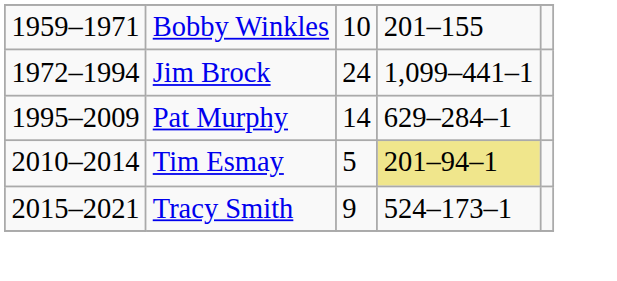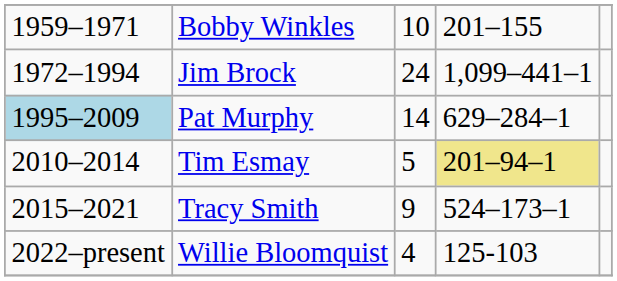(76, 117) no background -> (76, 117) lightblue background
+ row: (283, 252)
